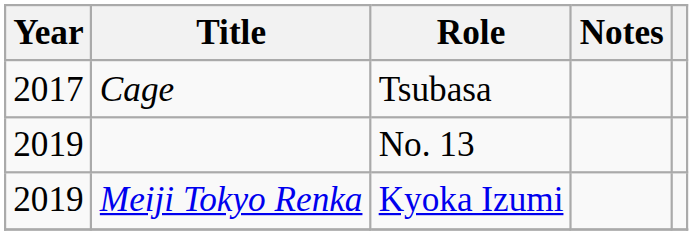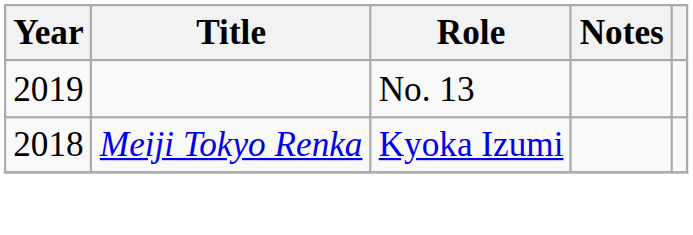- row: (137, 88)
(48, 199) 2019 -> (48, 144) 2018
